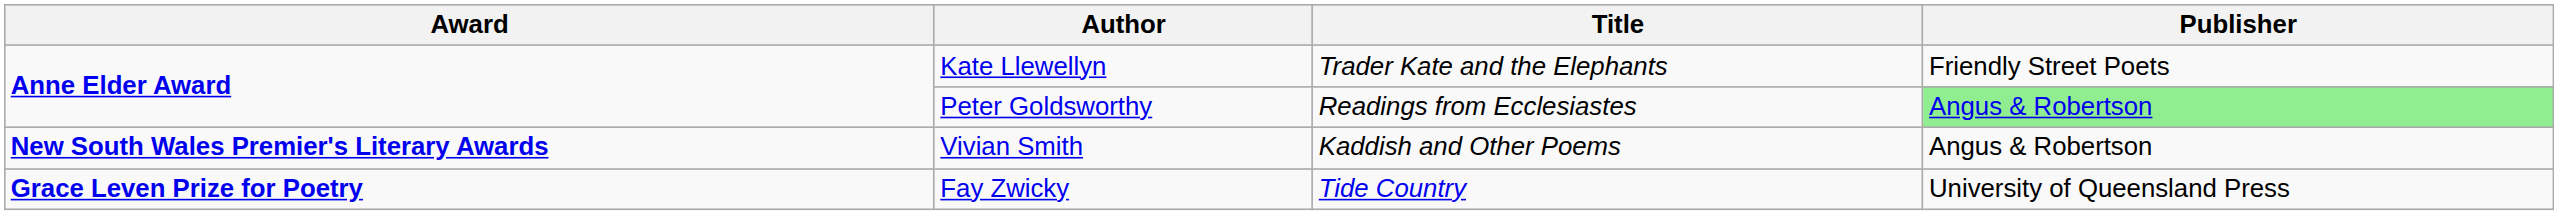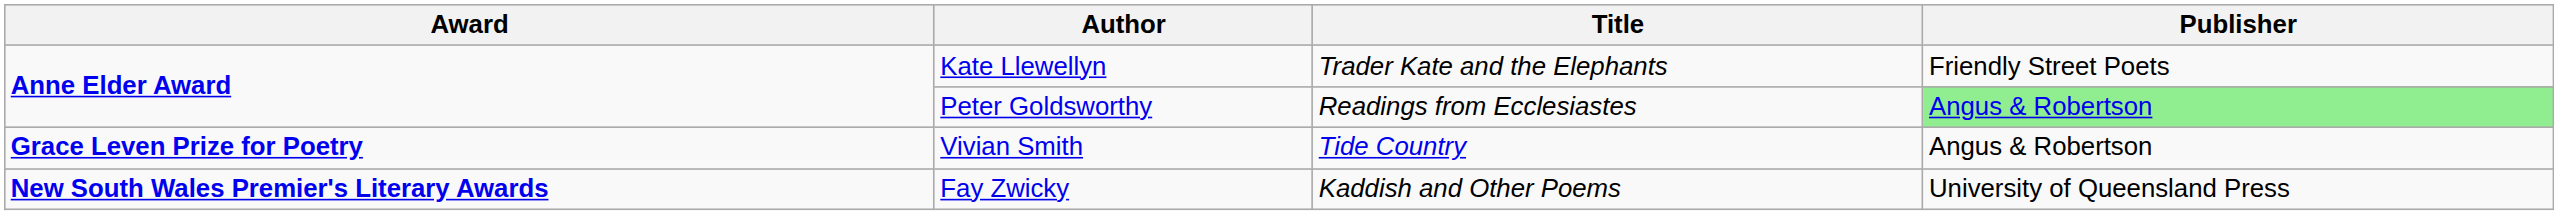(280, 147) New South Wales Premier's Literary Awards -> (187, 147) Grace Leven Prize for Poetry
(1470, 147) Kaddish and Other Poems -> (1392, 147) Tide Country
(187, 188) Grace Leven Prize for Poetry -> (280, 188) New South Wales Premier's Literary Awards
(1392, 188) Tide Country -> (1470, 188) Kaddish and Other Poems
